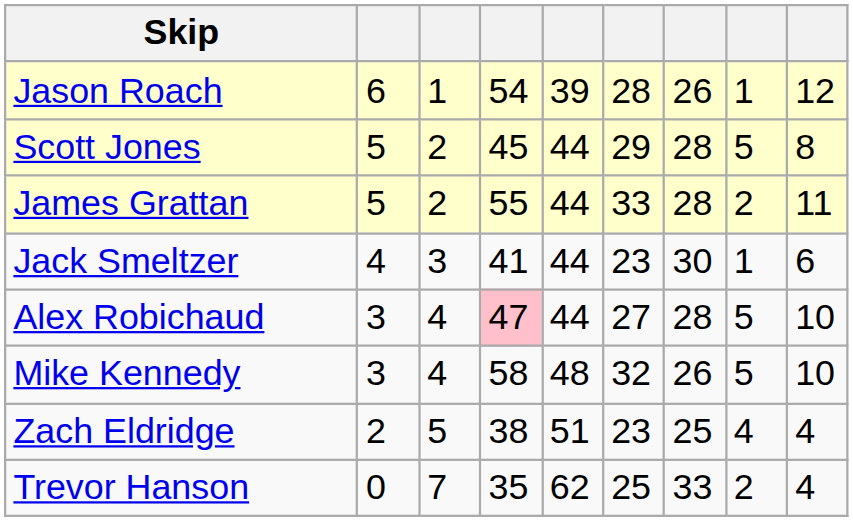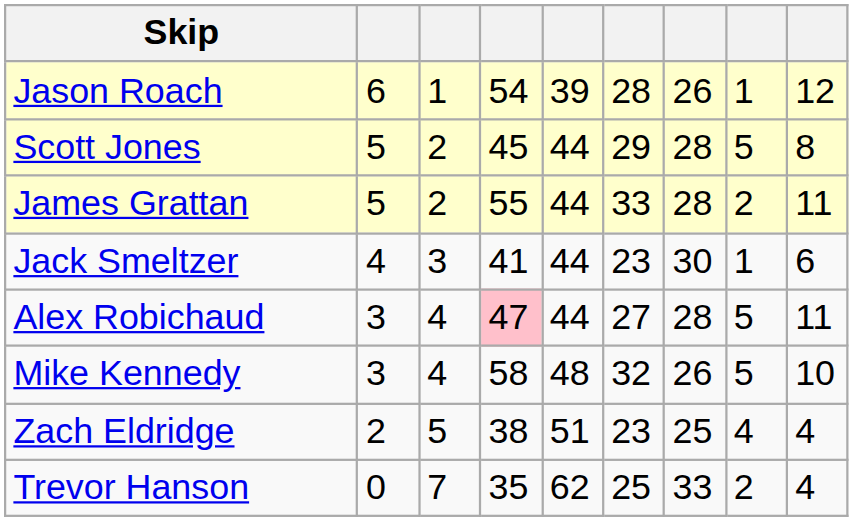(815, 317) 10 -> (814, 317) 11
